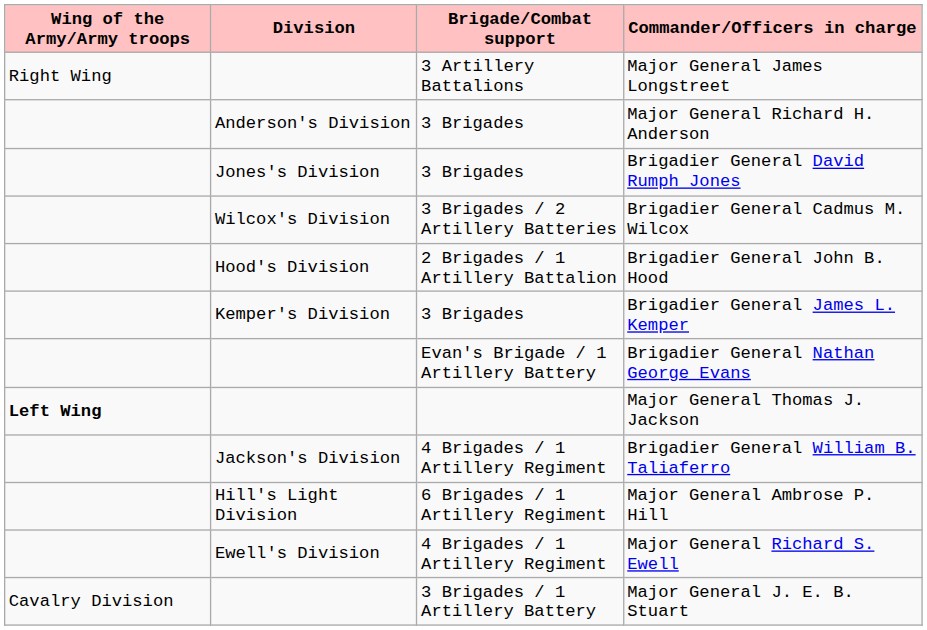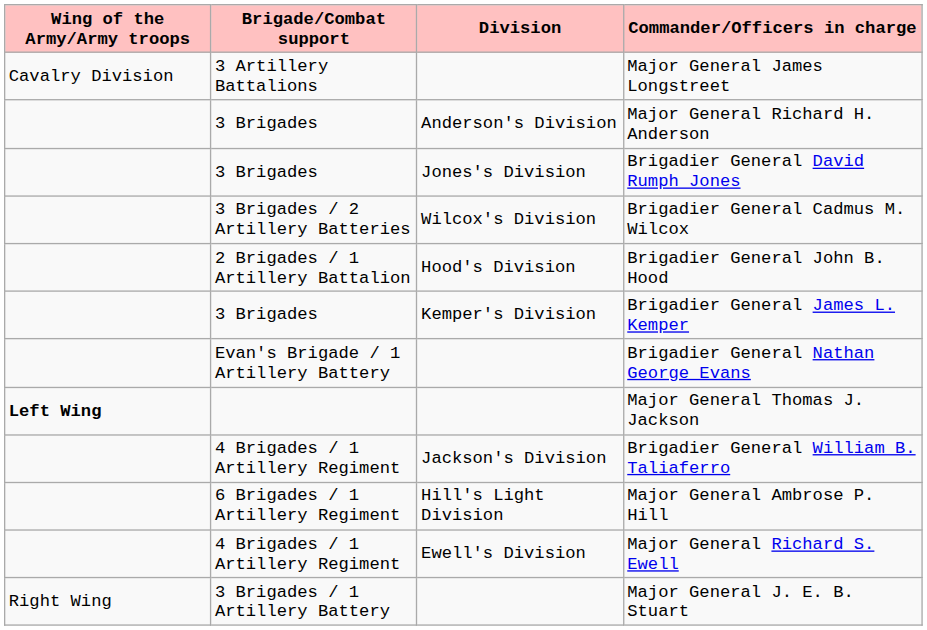columns swapped: (314, 29) <-> (520, 29)
(60, 76) Right Wing -> (91, 76) Cavalry Division
(91, 602) Cavalry Division -> (60, 602) Right Wing
